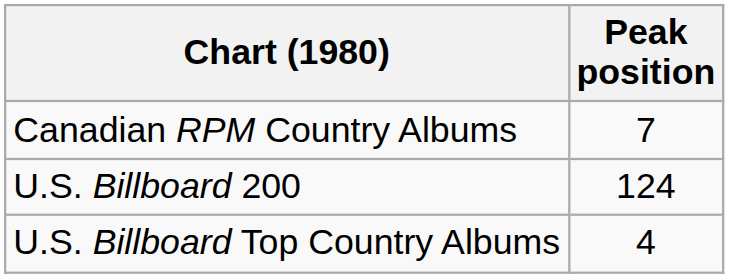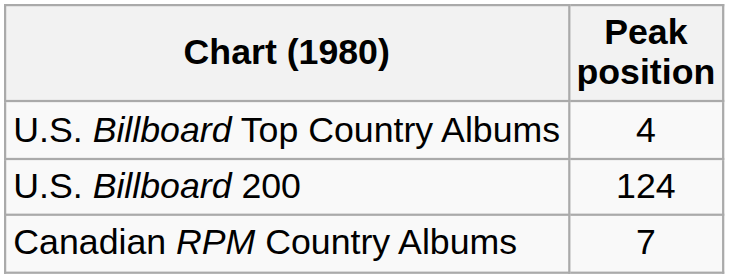rows swapped: (287, 242) <-> (265, 129)
